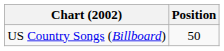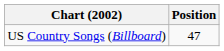(194, 35) 50 -> (194, 35) 47
